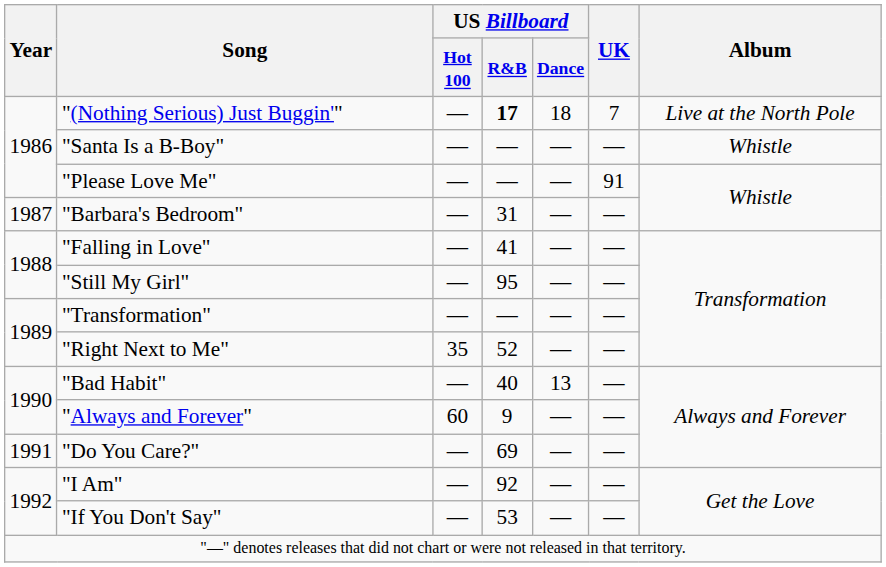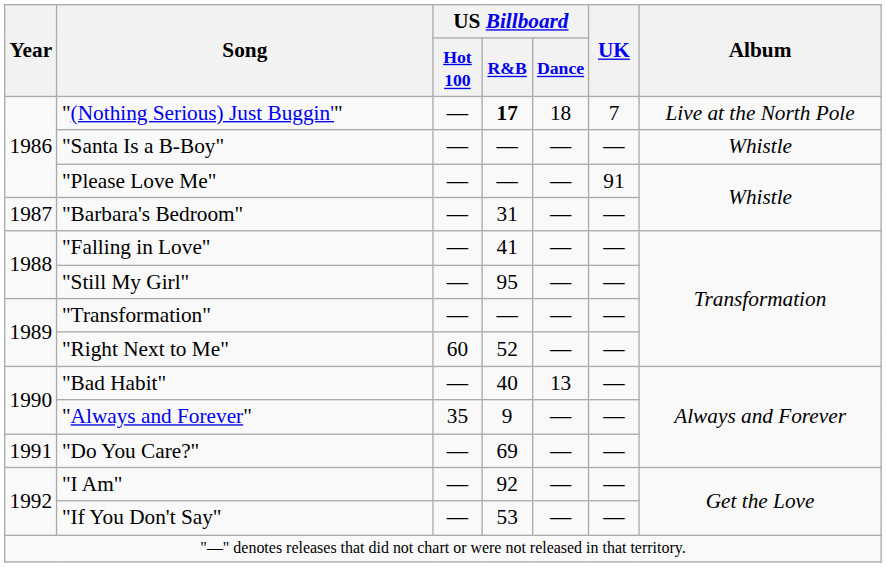(457, 349) 35 -> (457, 349) 60
(457, 416) 60 -> (457, 416) 35
